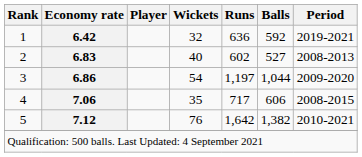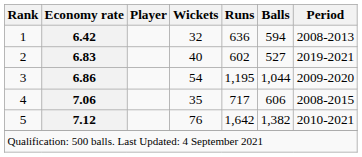(276, 36) 592 -> (276, 36) 594
(325, 36) 2019-2021 -> (325, 36) 2008-2013
(325, 57) 2008-2013 -> (325, 57) 2019-2021
(240, 78) 1,197 -> (240, 78) 1,195
